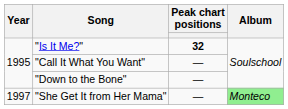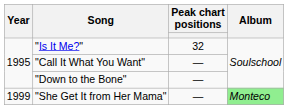(198, 46) bold -> (198, 46) normal
(19, 96) 1997 -> (19, 96) 1999
